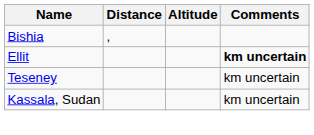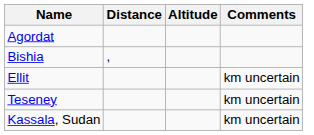+ row: (31, 36)
(265, 57) bold -> (262, 78) normal
